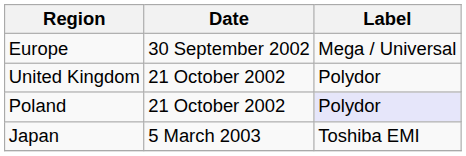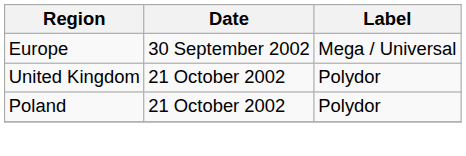(350, 106) lavender background -> (350, 106) no background
- row: (34, 135)
